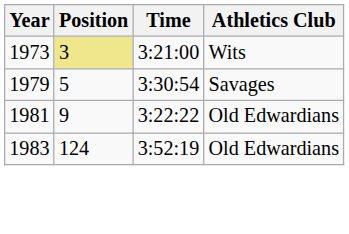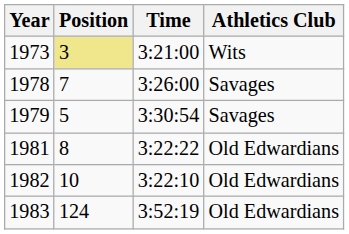+ row: (29, 84)
(64, 116) 9 -> (64, 148) 8
+ row: (29, 180)
